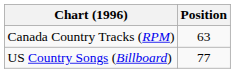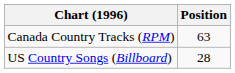(204, 57) 77 -> (204, 57) 28
